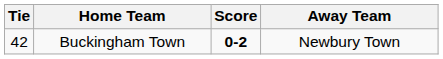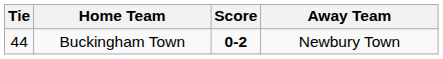(19, 41) 42 -> (19, 41) 44
